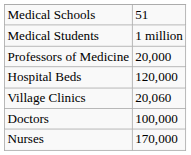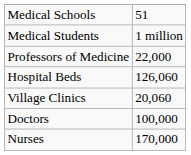(153, 56) 20,000 -> (153, 56) 22,000
(157, 77) 120,000 -> (157, 77) 126,060
